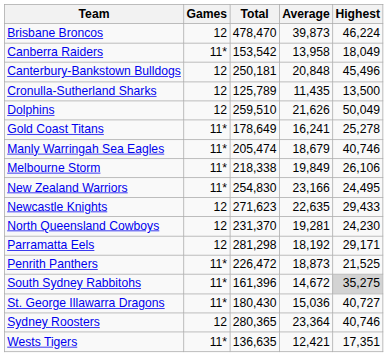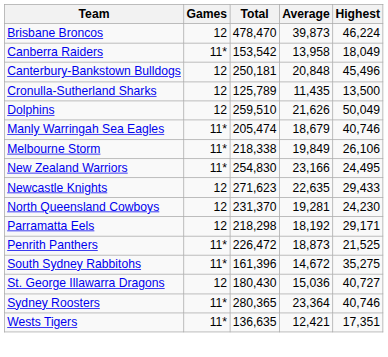- row: (56, 129)
(255, 245) 281,298 -> (255, 226) 218,298
(361, 284) lightgrey background -> (361, 264) no background
(218, 303) 11* -> (220, 284) 12
(220, 322) 12 -> (218, 303) 11*
